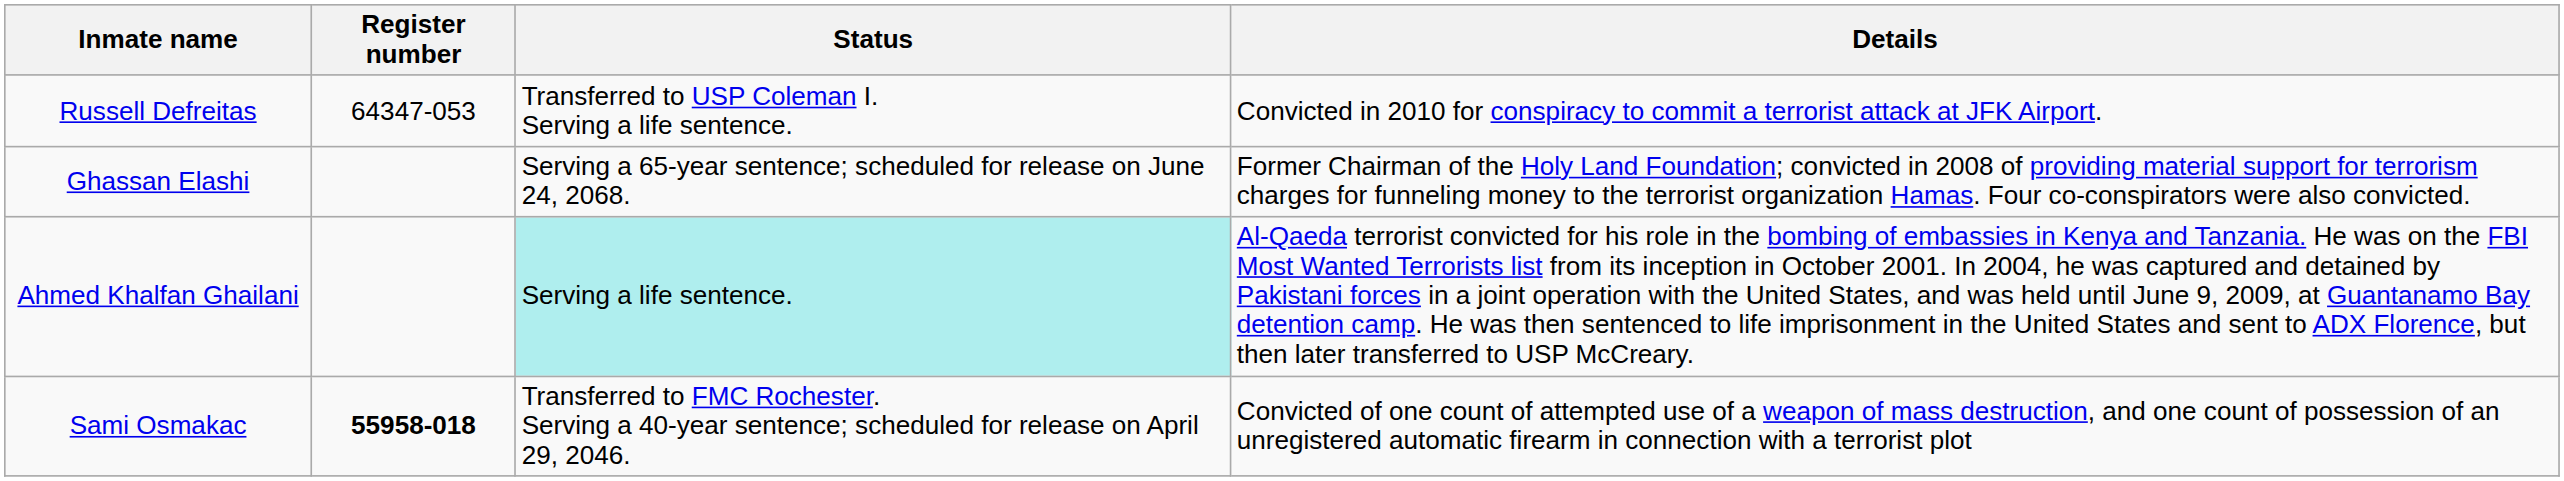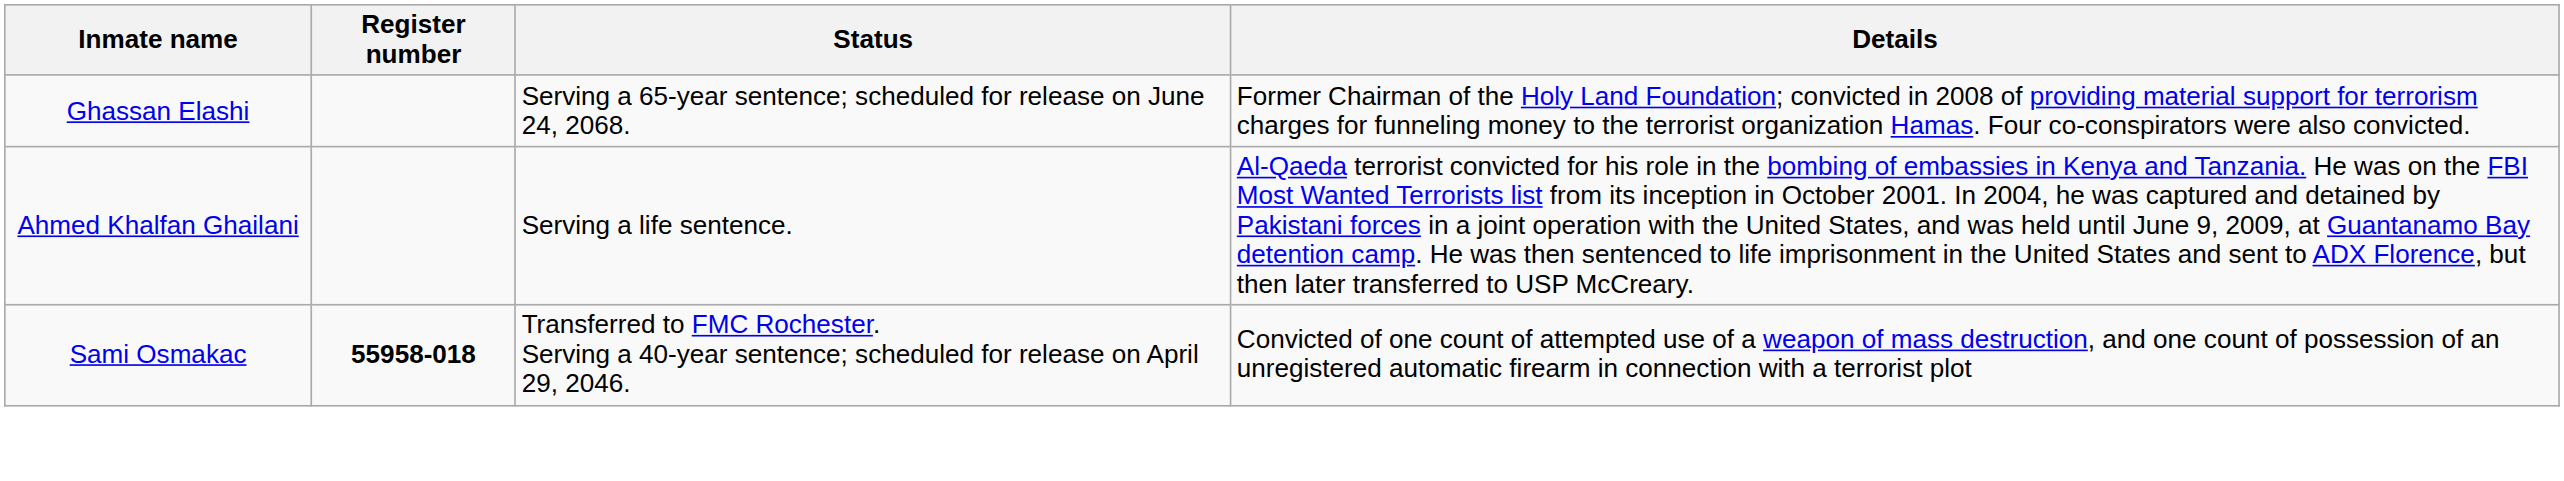- row: (158, 110)
(657, 295) paleturquoise background -> (657, 225) no background
